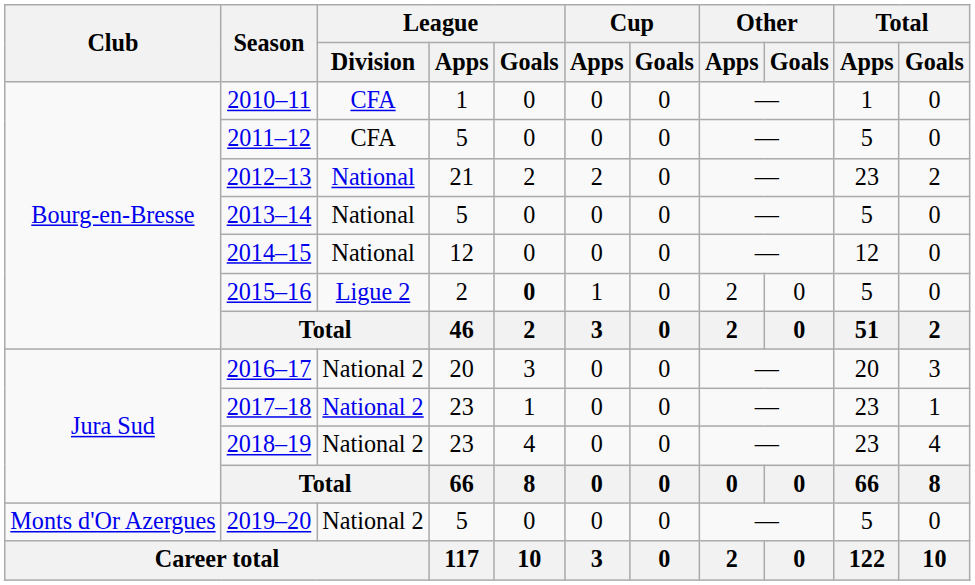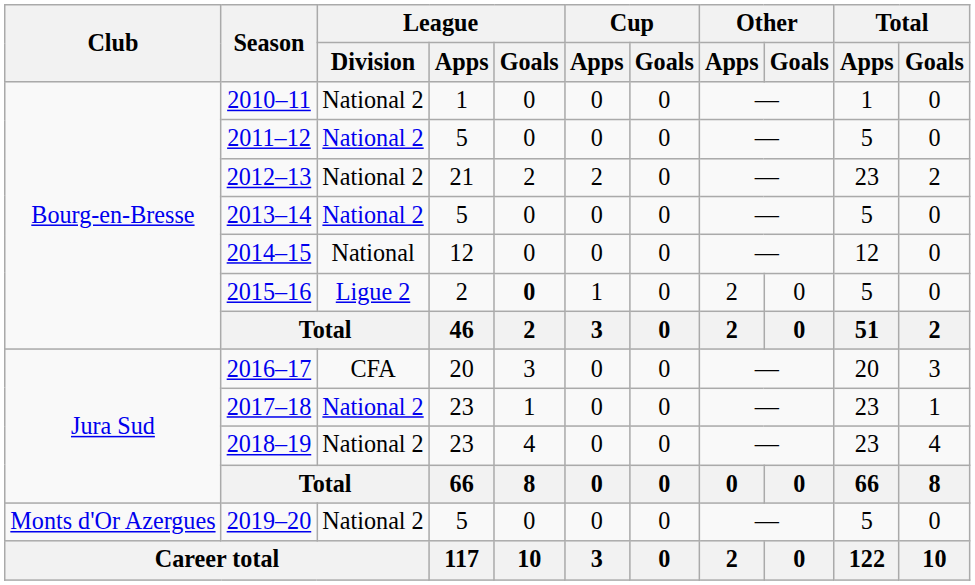(373, 100) CFA -> (373, 100) National 2
(373, 138) CFA -> (373, 138) National 2
(373, 176) National -> (373, 176) National 2
(373, 215) National -> (373, 215) National 2
(373, 368) National 2 -> (373, 368) CFA
